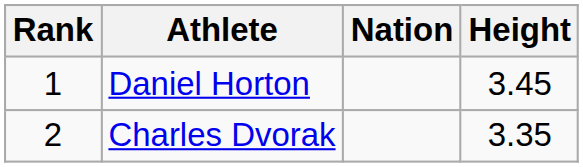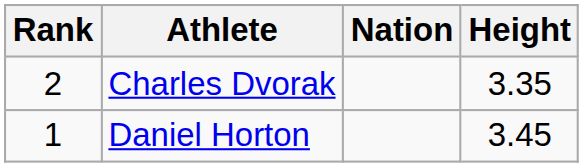rows swapped: (209, 82) <-> (222, 135)
